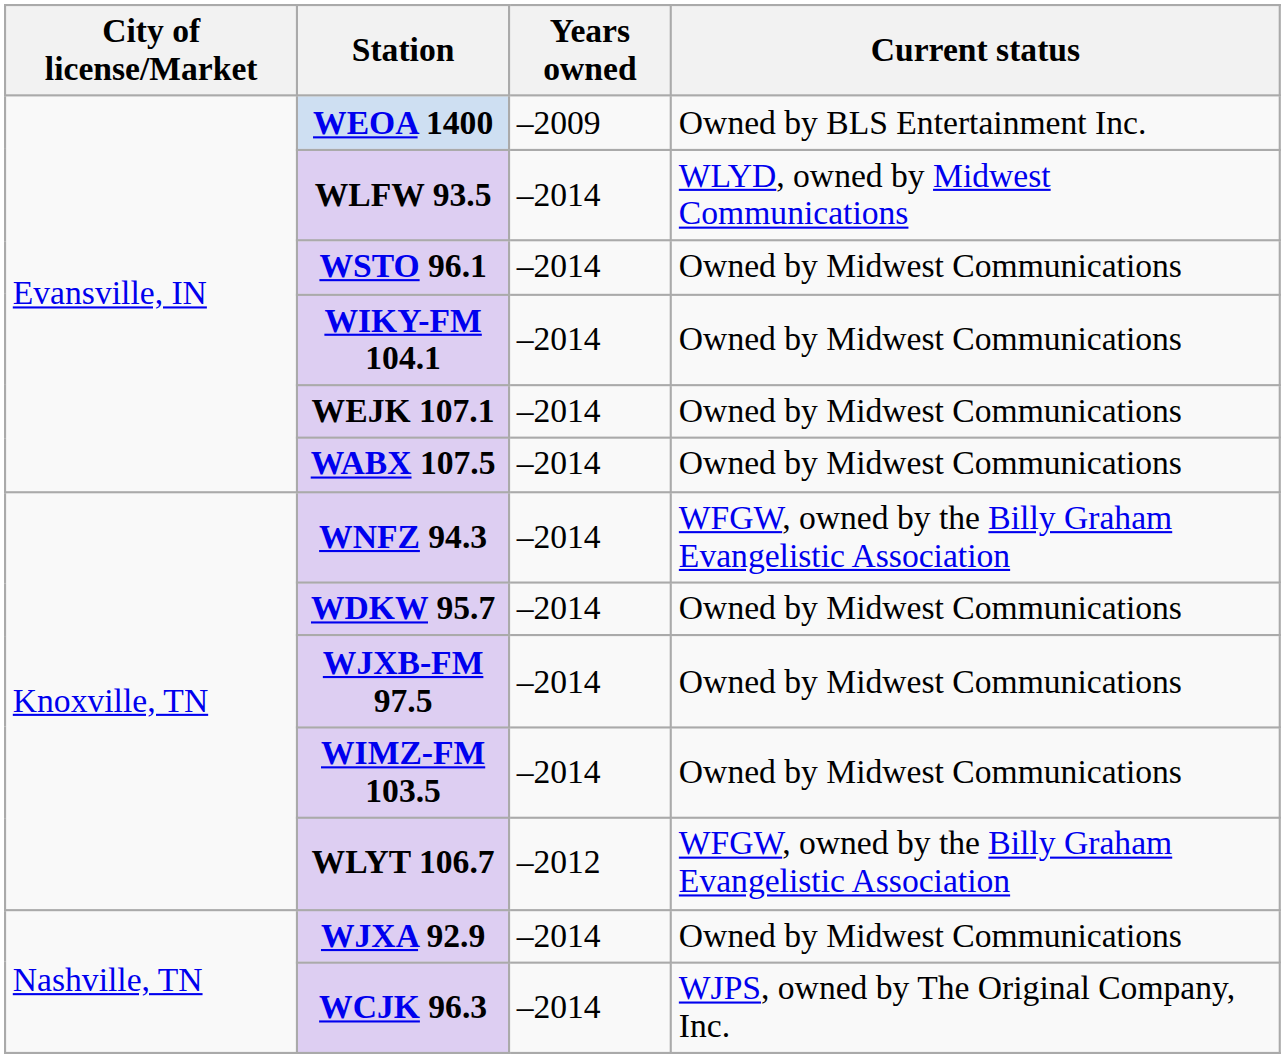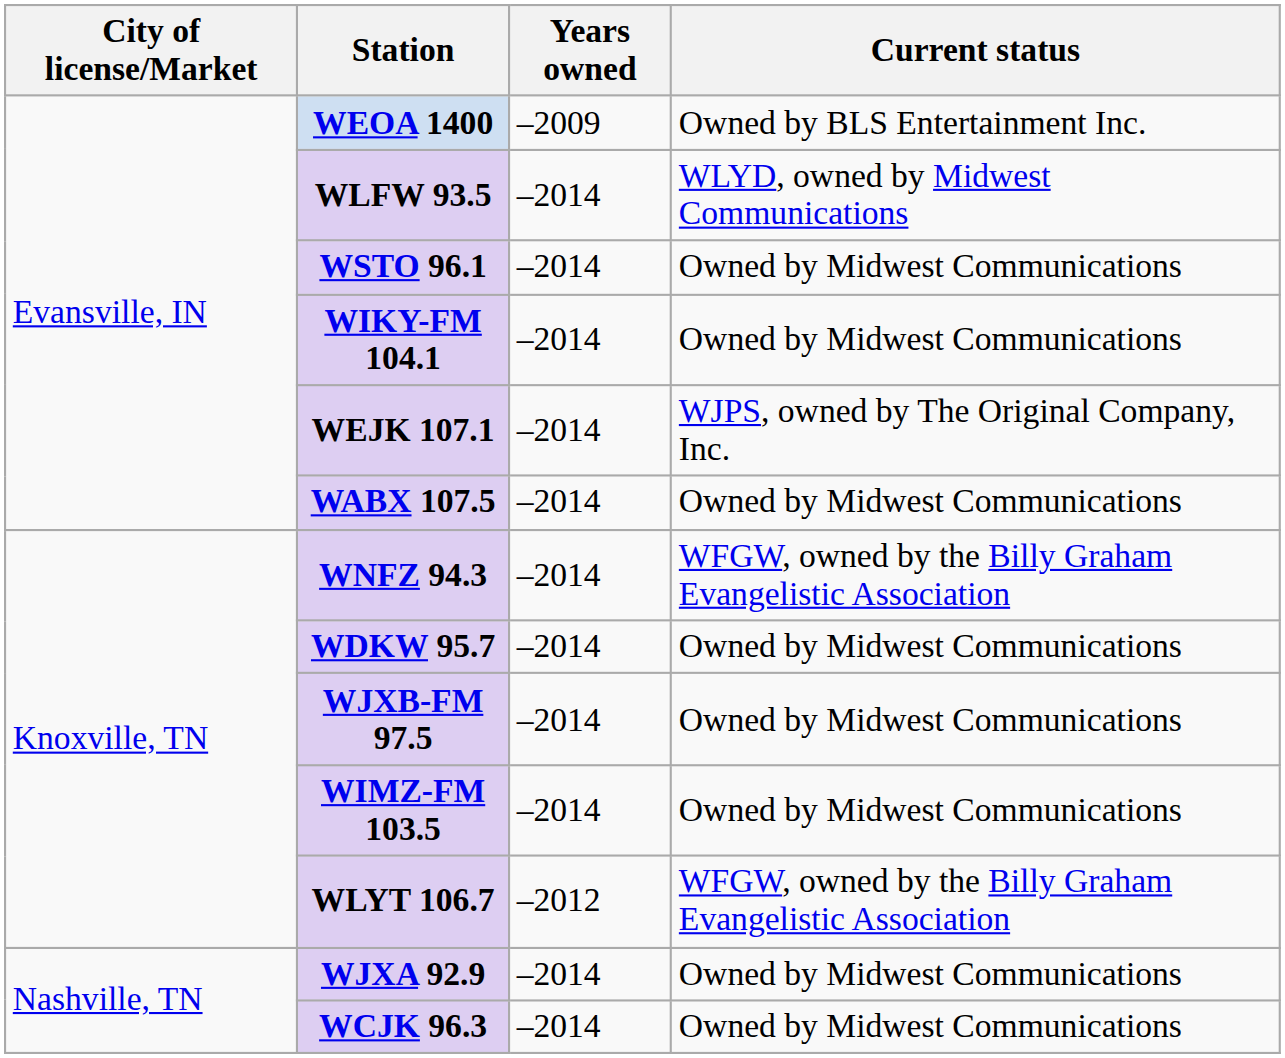(930, 410) Owned by Midwest Communications -> (957, 429) WJPS, owned by The Original Company, Inc.
(957, 1007) WJPS, owned by The Original Company, Inc. -> (930, 1026) Owned by Midwest Communications
